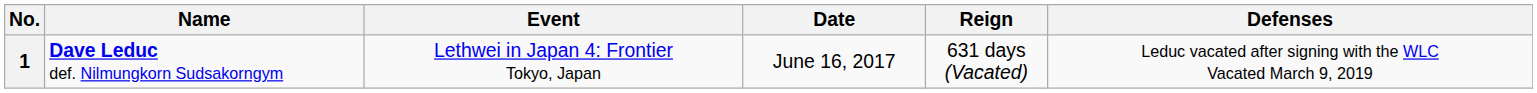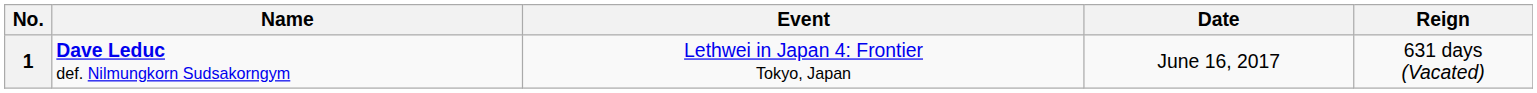- column: (1290, 19)
